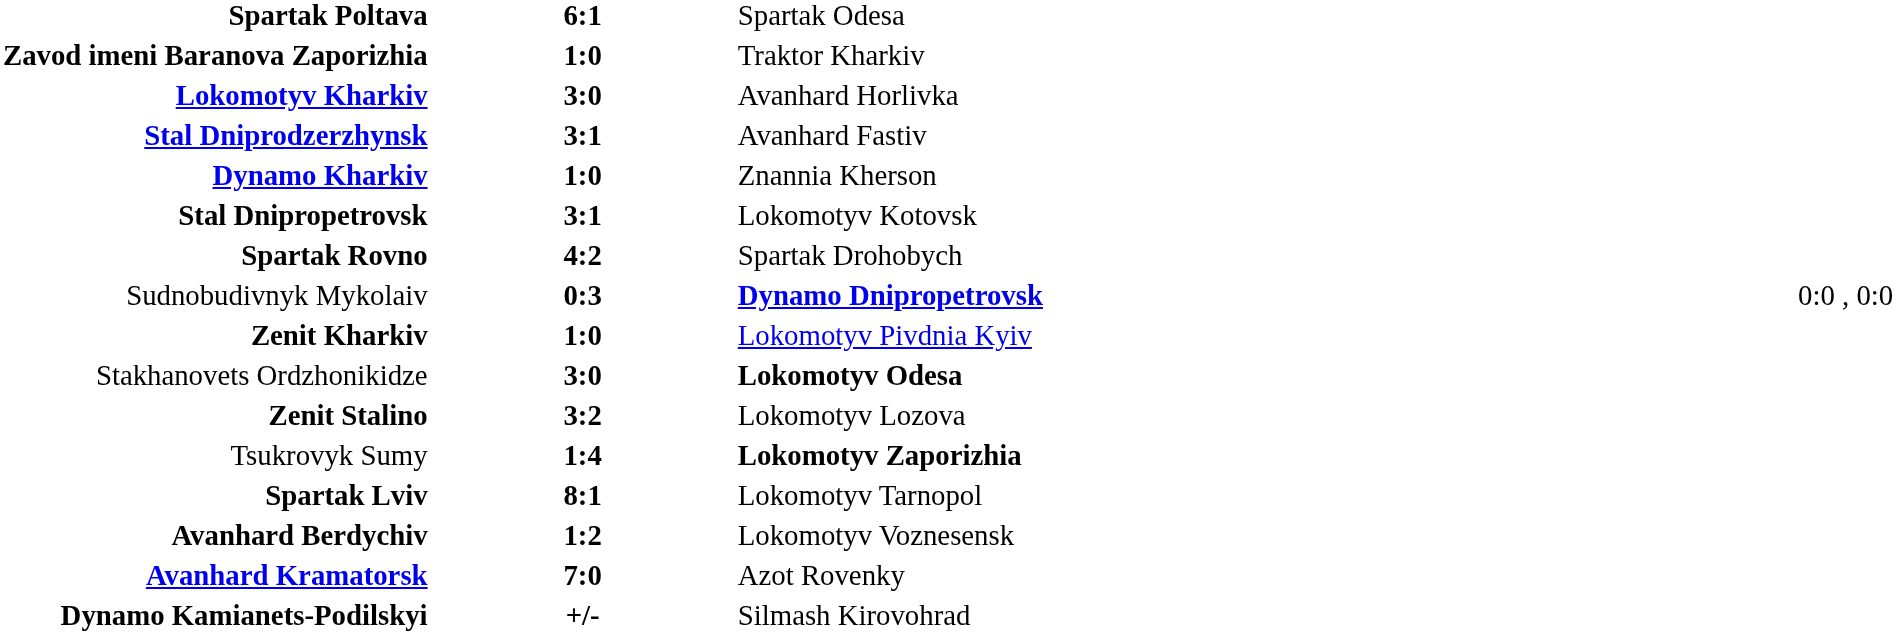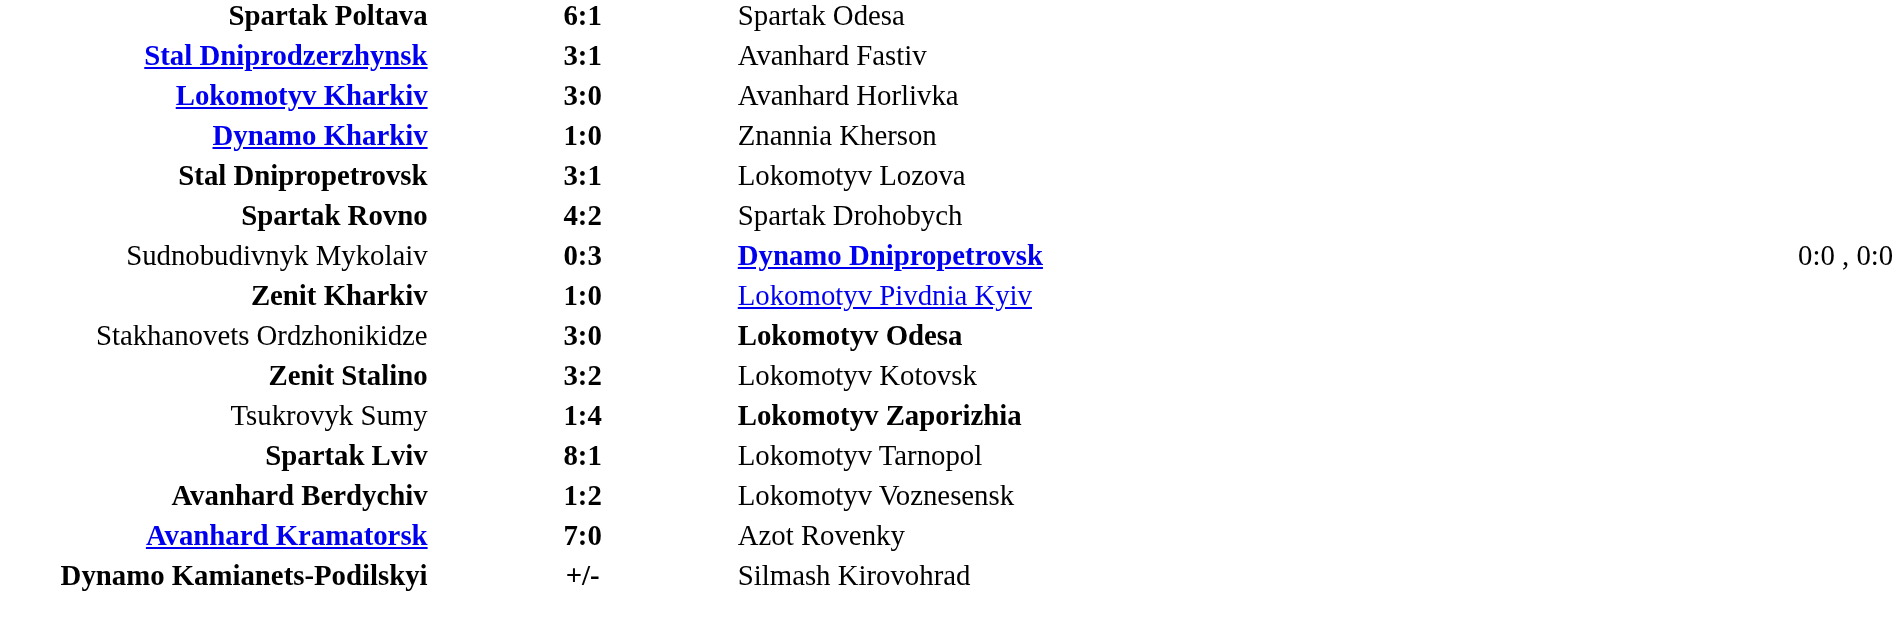- row: (215, 55)
rows swapped: (302, 95) <-> (286, 135)
(857, 215) Lokomotyv Kotovsk -> (852, 175) Lokomotyv Lozova
(852, 415) Lokomotyv Lozova -> (857, 375) Lokomotyv Kotovsk
